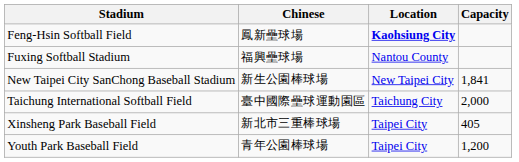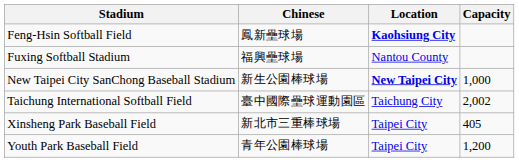(413, 79) normal -> (414, 79) bold
(475, 79) 1,841 -> (477, 79) 1,000
(475, 101) 2,000 -> (477, 101) 2,002
